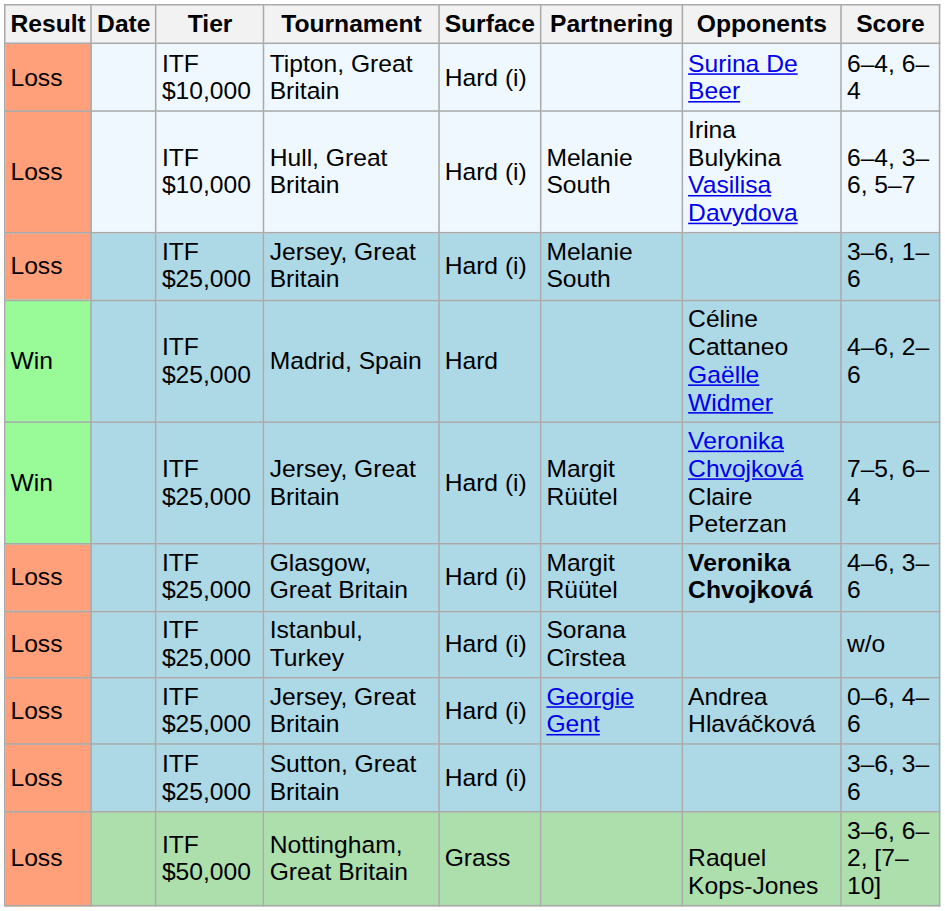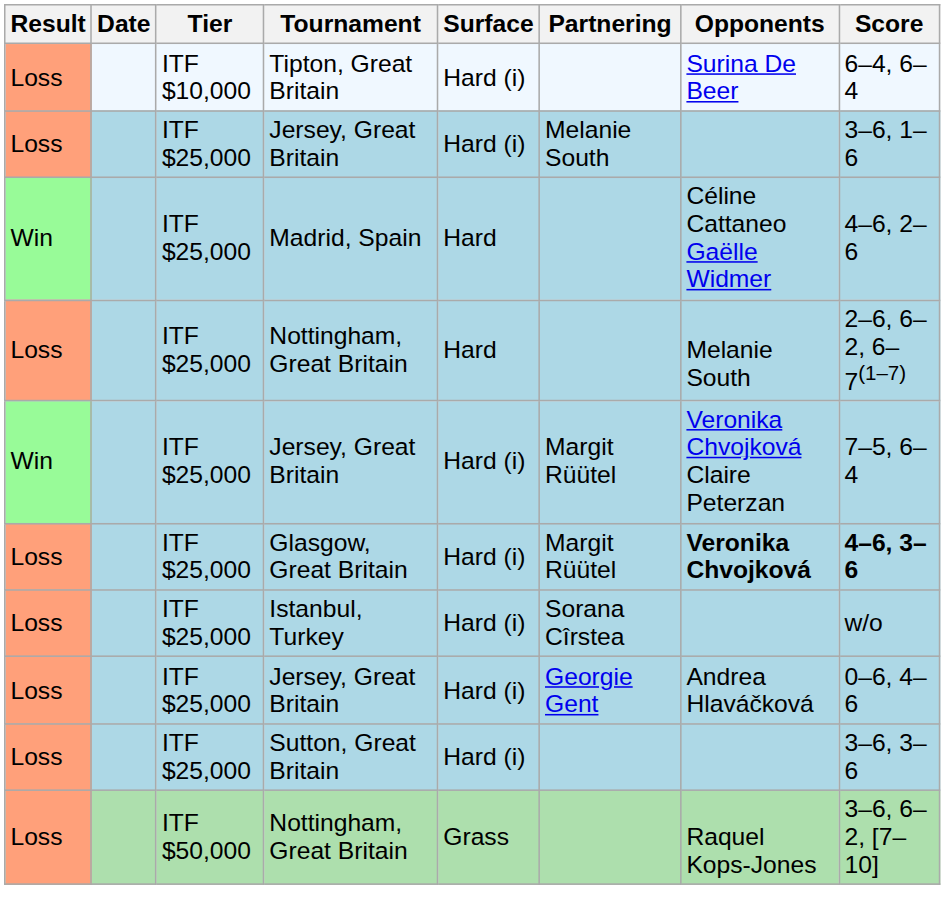- row: (206, 171)
+ row: (206, 349)
(888, 577) normal -> (886, 556) bold
